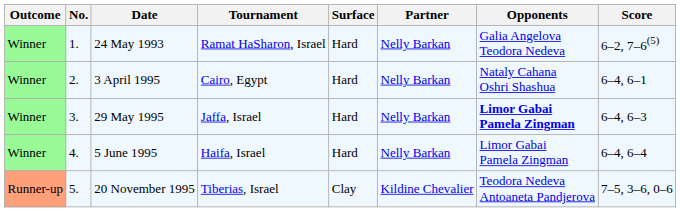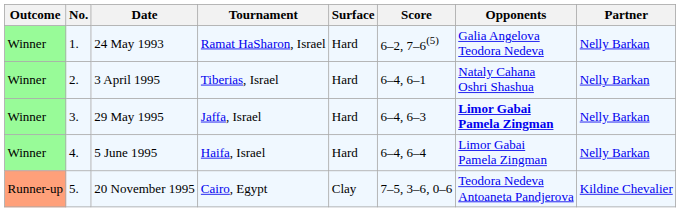columns swapped: (427, 14) <-> (637, 14)
(234, 79) Cairo, Egypt -> (240, 79) Tiberias, Israel
(240, 188) Tiberias, Israel -> (234, 188) Cairo, Egypt
